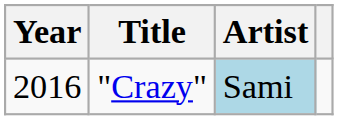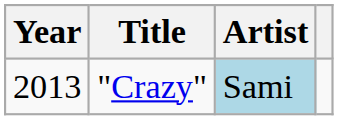(47, 85) 2016 -> (47, 85) 2013
